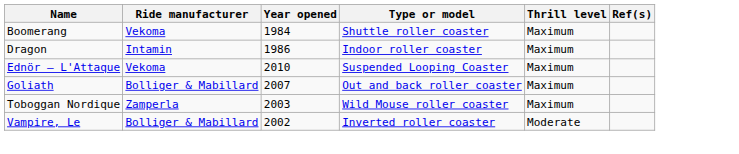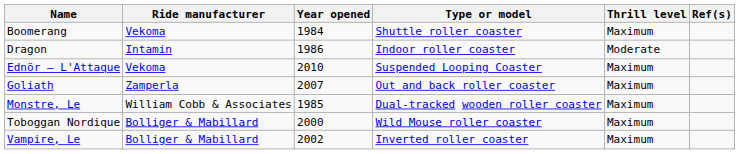(550, 49) Maximum -> (634, 49) Moderate
(192, 85) Bolliger & Mabillard -> (152, 85) Zamperla
+ row: (44, 103)
(152, 103) Zamperla -> (192, 121) Bolliger & Mabillard
(277, 103) 2003 -> (310, 121) 2000
(554, 121) Moderate -> (630, 139) Maximum
